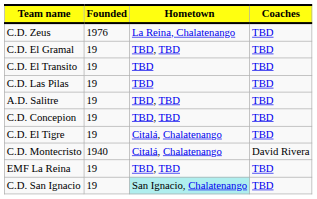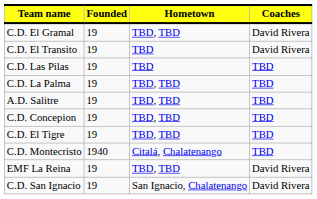- row: (29, 32)
(263, 49) TBD -> (281, 32) David Rivera
(263, 66) TBD -> (281, 49) David Rivera
+ row: (39, 83)
(177, 134) Citalá, Chalatenango -> (156, 134) TBD, TBD
(281, 151) David Rivera -> (263, 151) TBD
(263, 168) TBD -> (281, 168) David Rivera
(190, 185) paleturquoise background -> (190, 185) no background
(263, 185) TBD -> (281, 185) David Rivera
